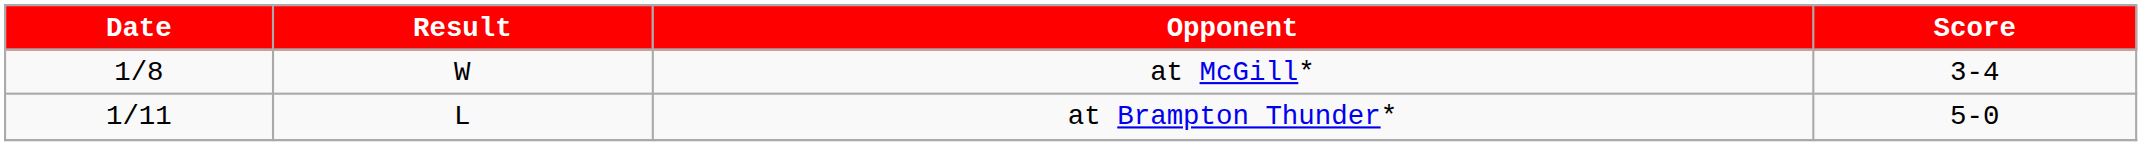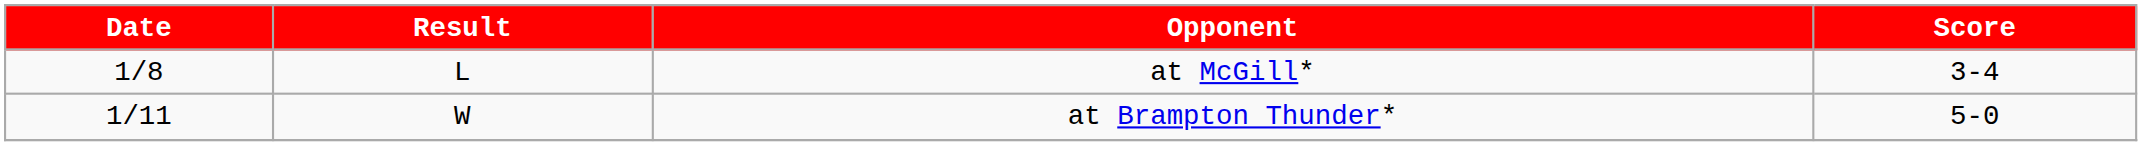(462, 72) W -> (462, 72) L
(462, 117) L -> (462, 117) W
